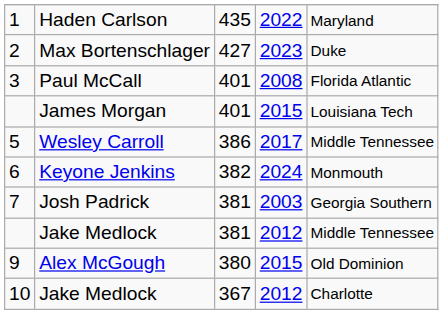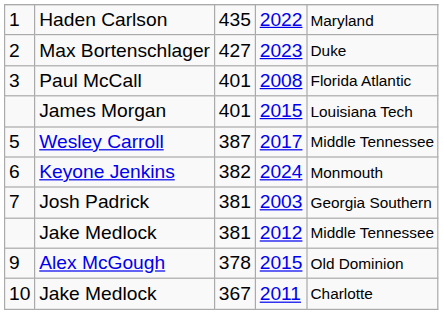(235, 141) 386 -> (235, 141) 387
(235, 263) 380 -> (235, 263) 378
(281, 293) 2012 -> (280, 293) 2011
